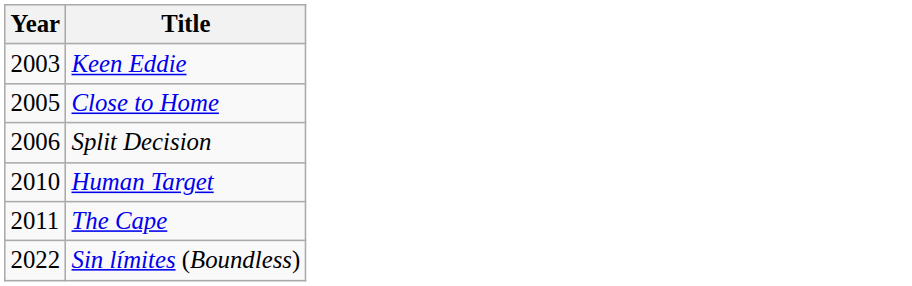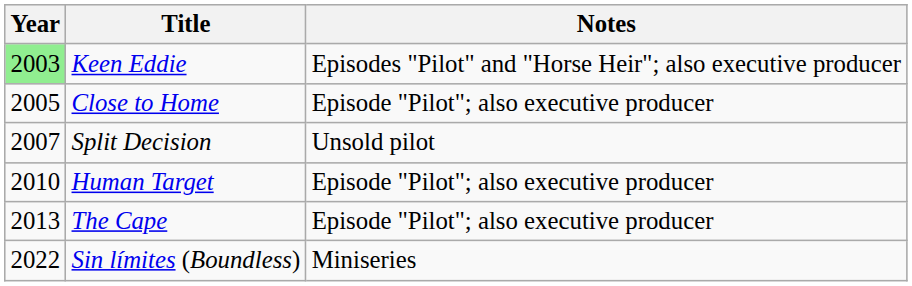+ column: (606, 24)
(35, 63) no background -> (35, 63) lightgreen background
(35, 142) 2006 -> (35, 142) 2007
(35, 220) 2011 -> (35, 220) 2013
